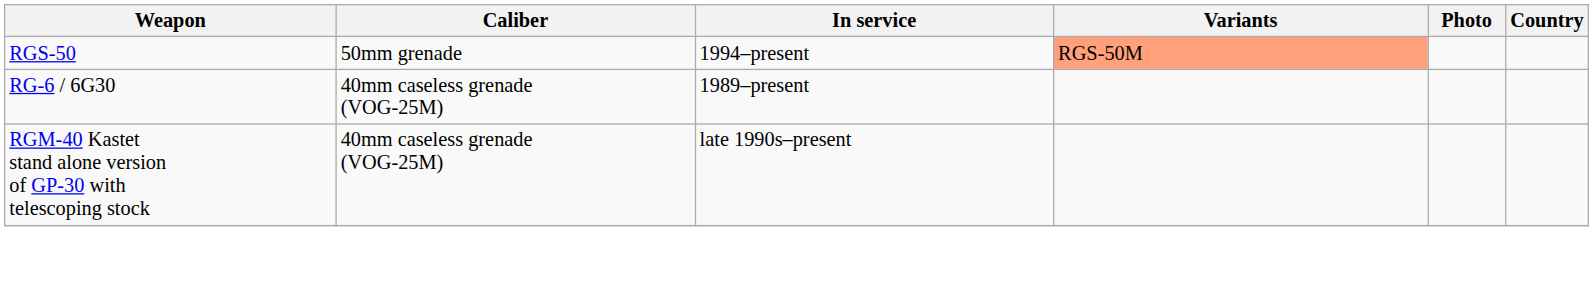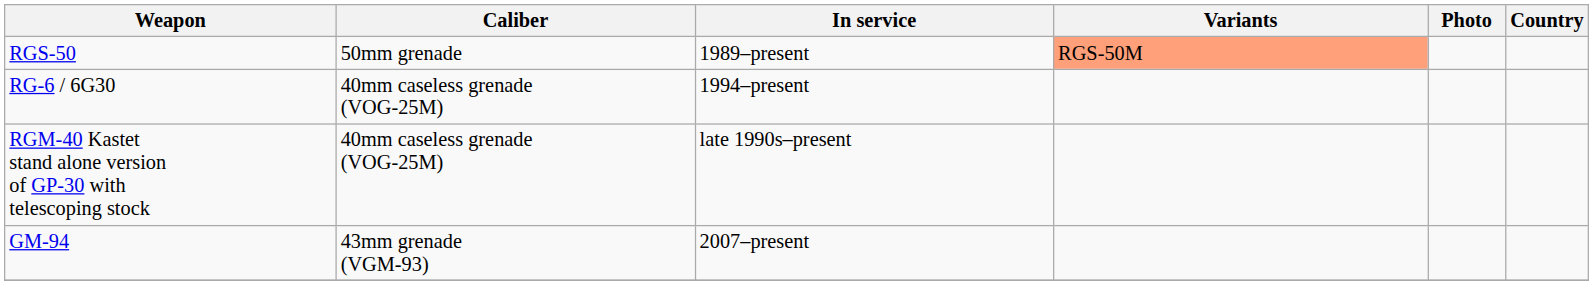(754, 52) 1994–present -> (754, 52) 1989–present
(754, 85) 1989–present -> (754, 85) 1994–present
+ row: (39, 240)
